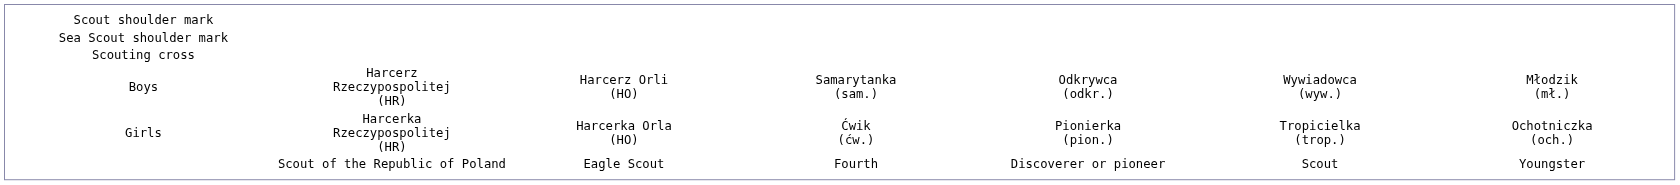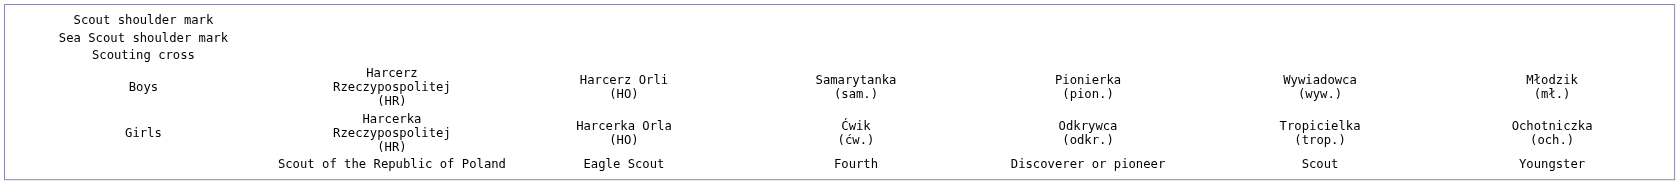(1088, 87) Odkrywca (odkr.) -> (1088, 87) Pionierka (pion.)
(1088, 133) Pionierka (pion.) -> (1088, 133) Odkrywca (odkr.)
